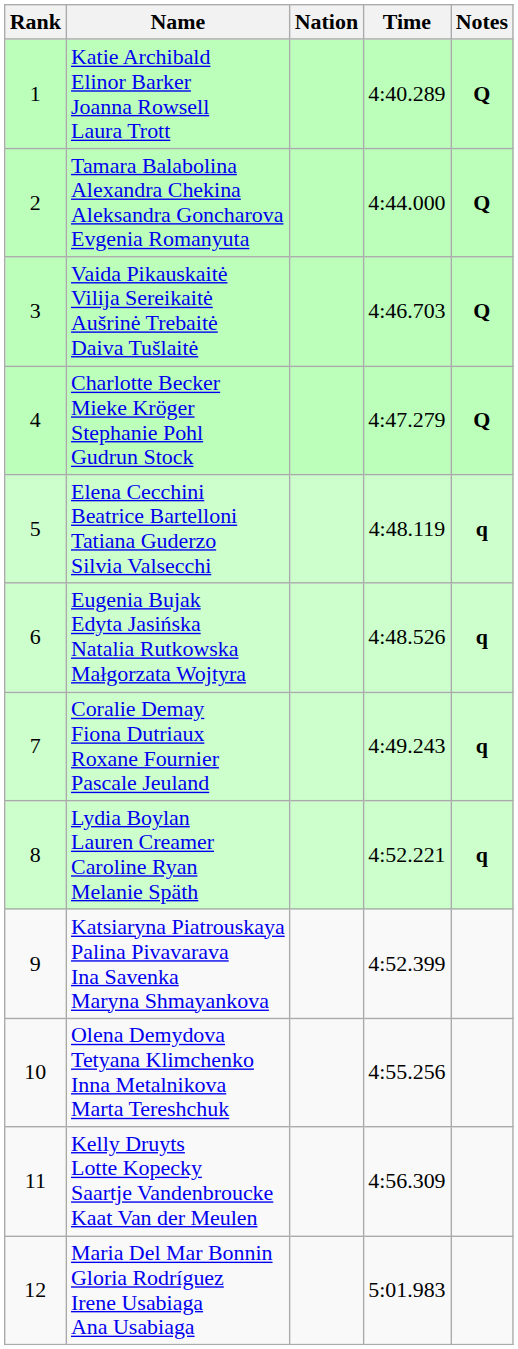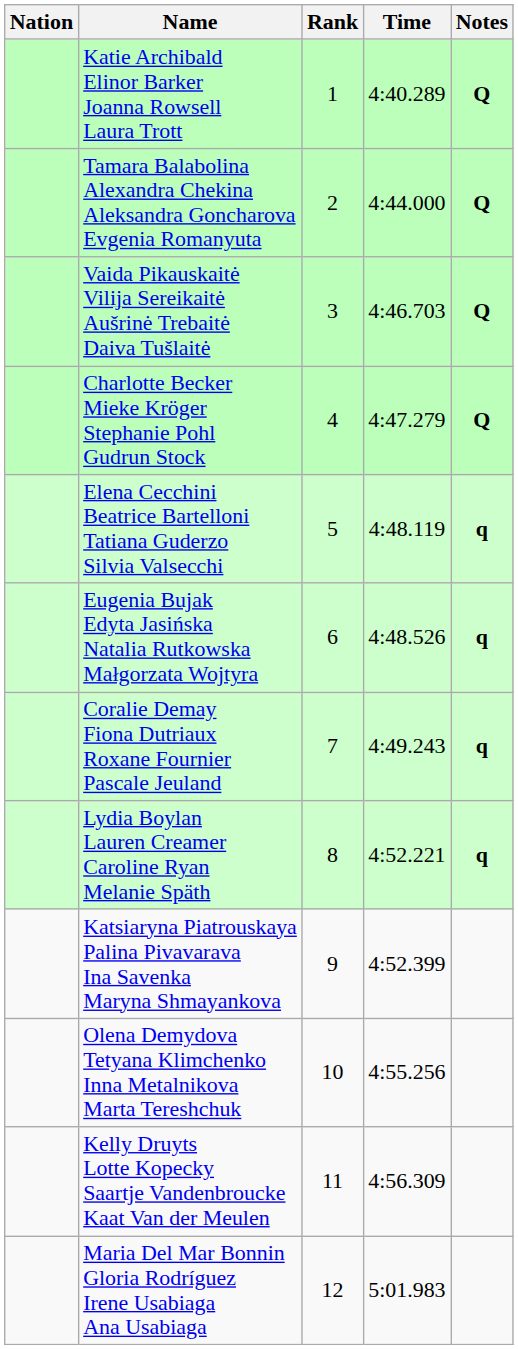columns swapped: (35, 21) <-> (326, 21)
